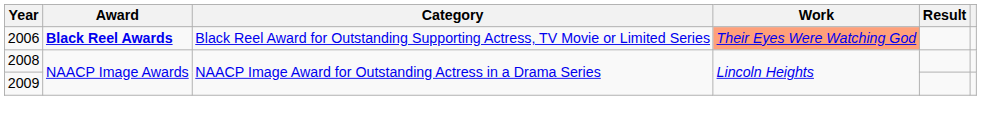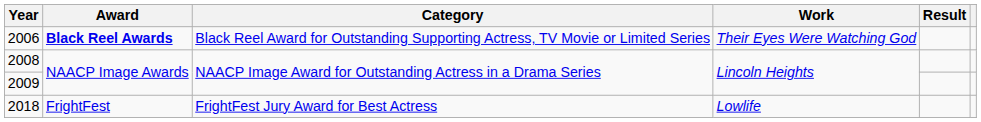(816, 38) lightsalmon background -> (816, 38) no background
+ row: (24, 106)
